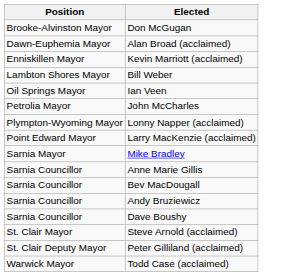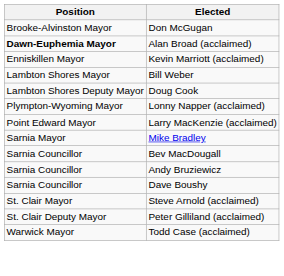(58, 43) normal -> (61, 43) bold
+ row: (173, 91)
- row: (147, 91)
- row: (163, 106)
- row: (165, 169)
